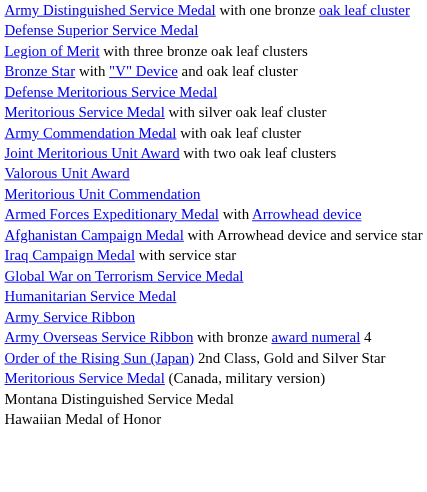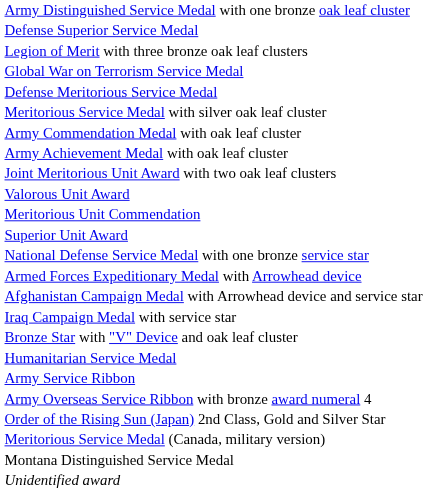rows swapped: (151, 71) <-> (124, 276)
+ row: (146, 153)
+ row: (66, 235)
+ row: (187, 255)
+ row: (62, 480)
- row: (83, 419)
